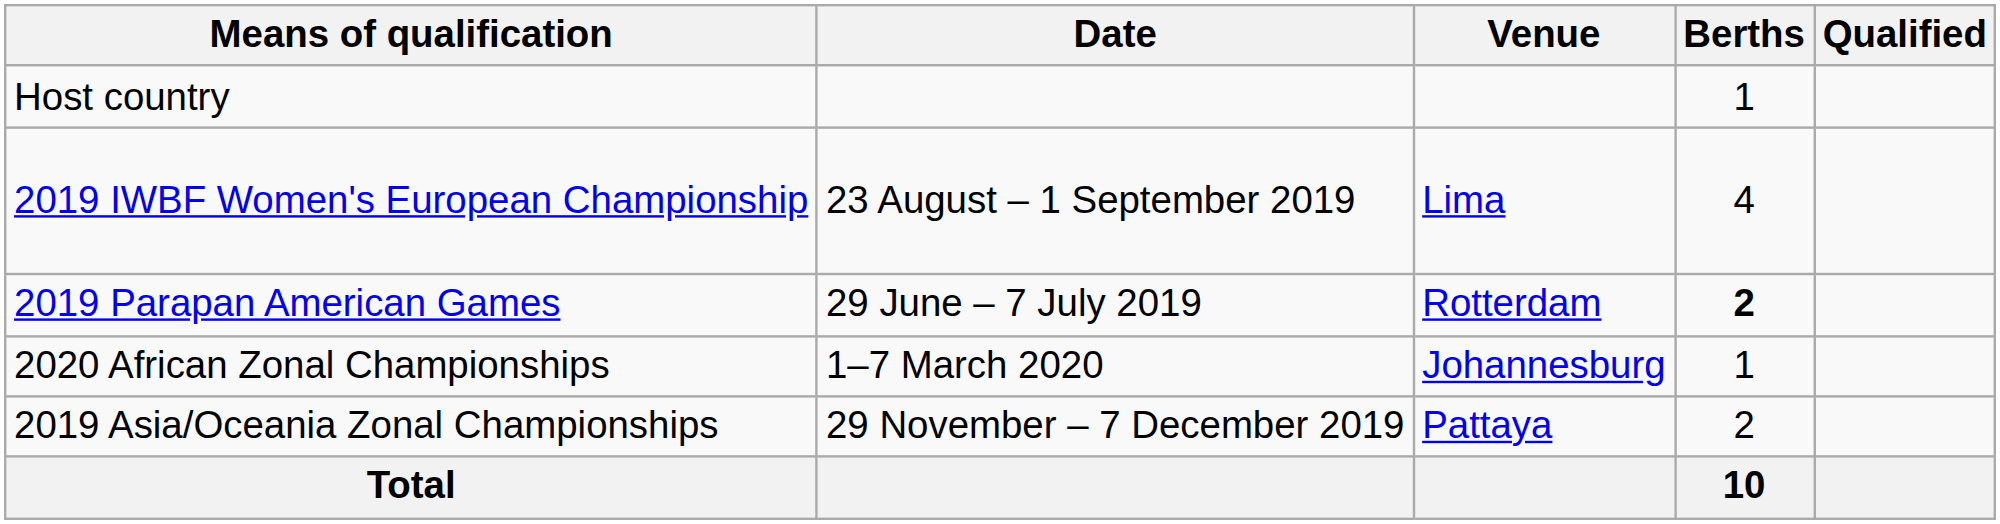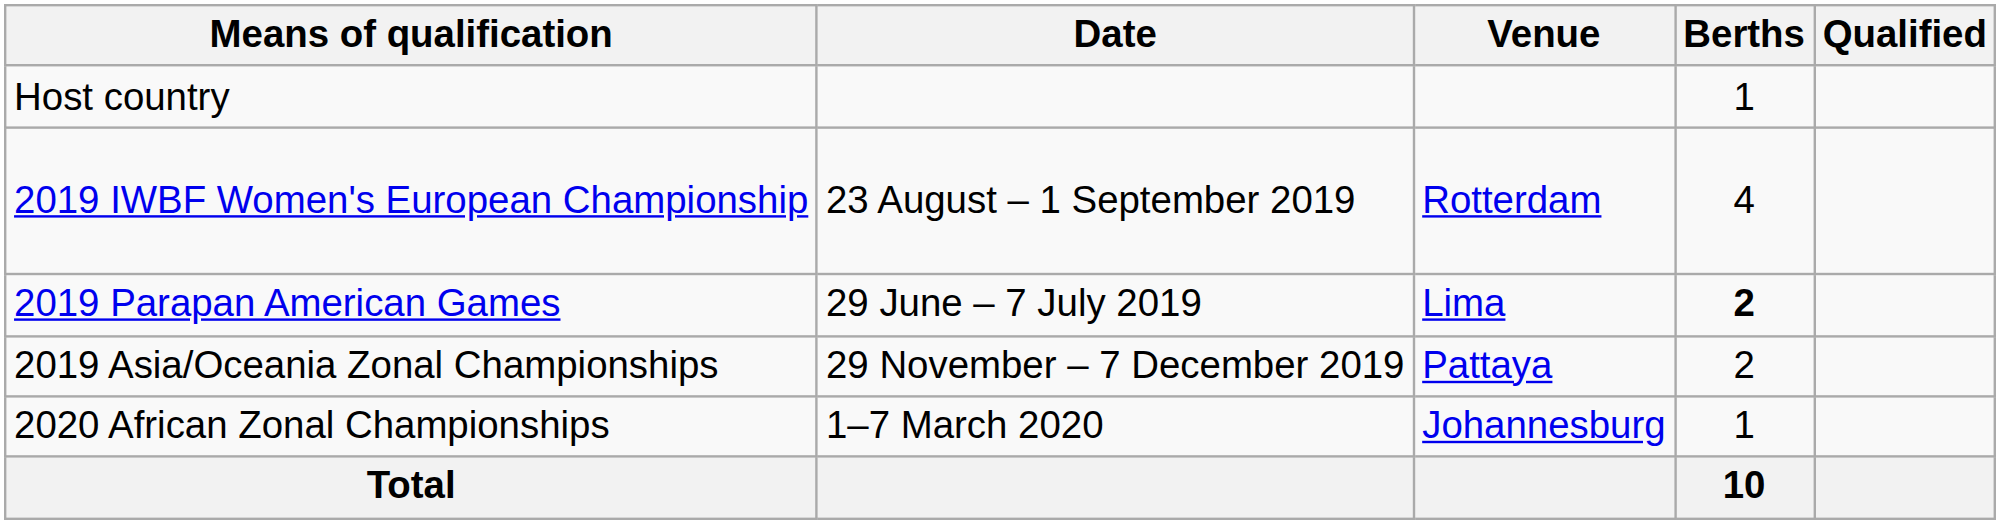(1464, 199) Lima -> (1512, 199) Rotterdam
(1512, 304) Rotterdam -> (1464, 304) Lima
rows swapped: (366, 425) <-> (312, 364)
